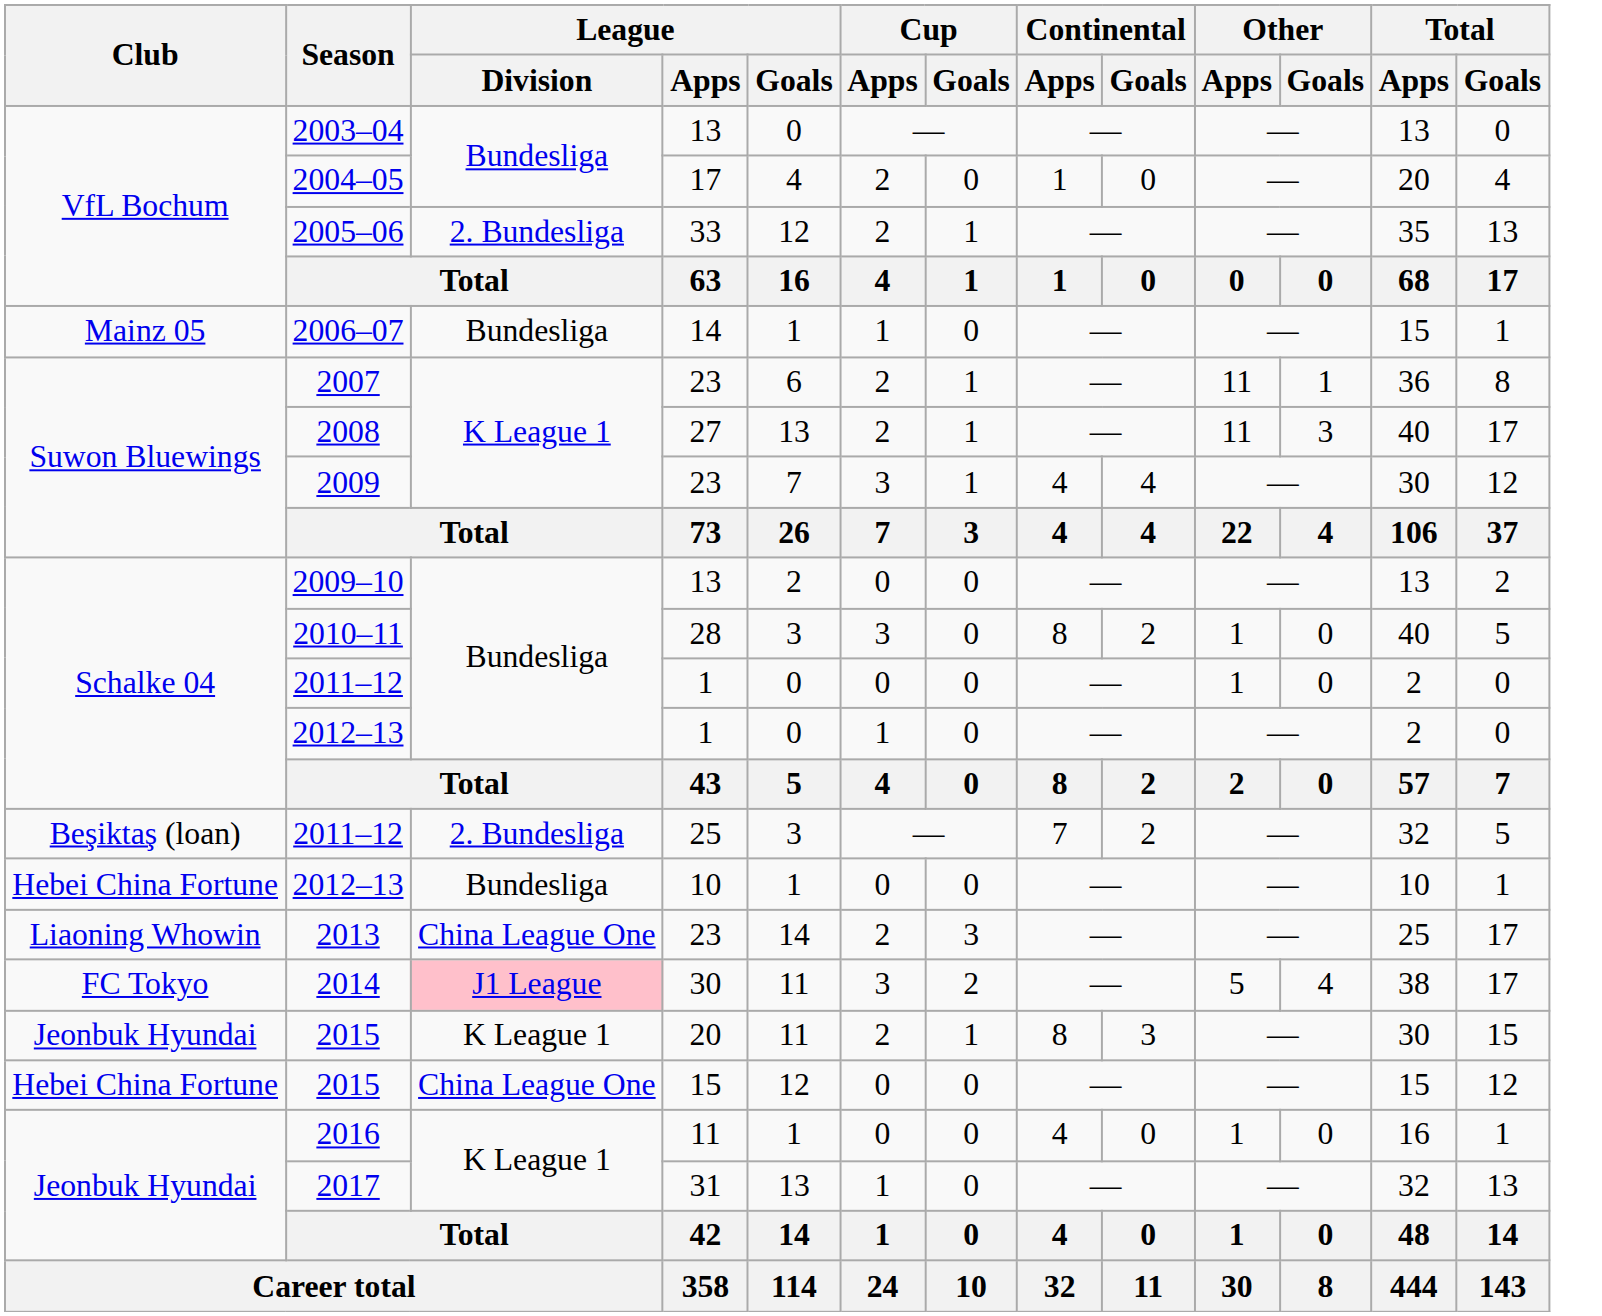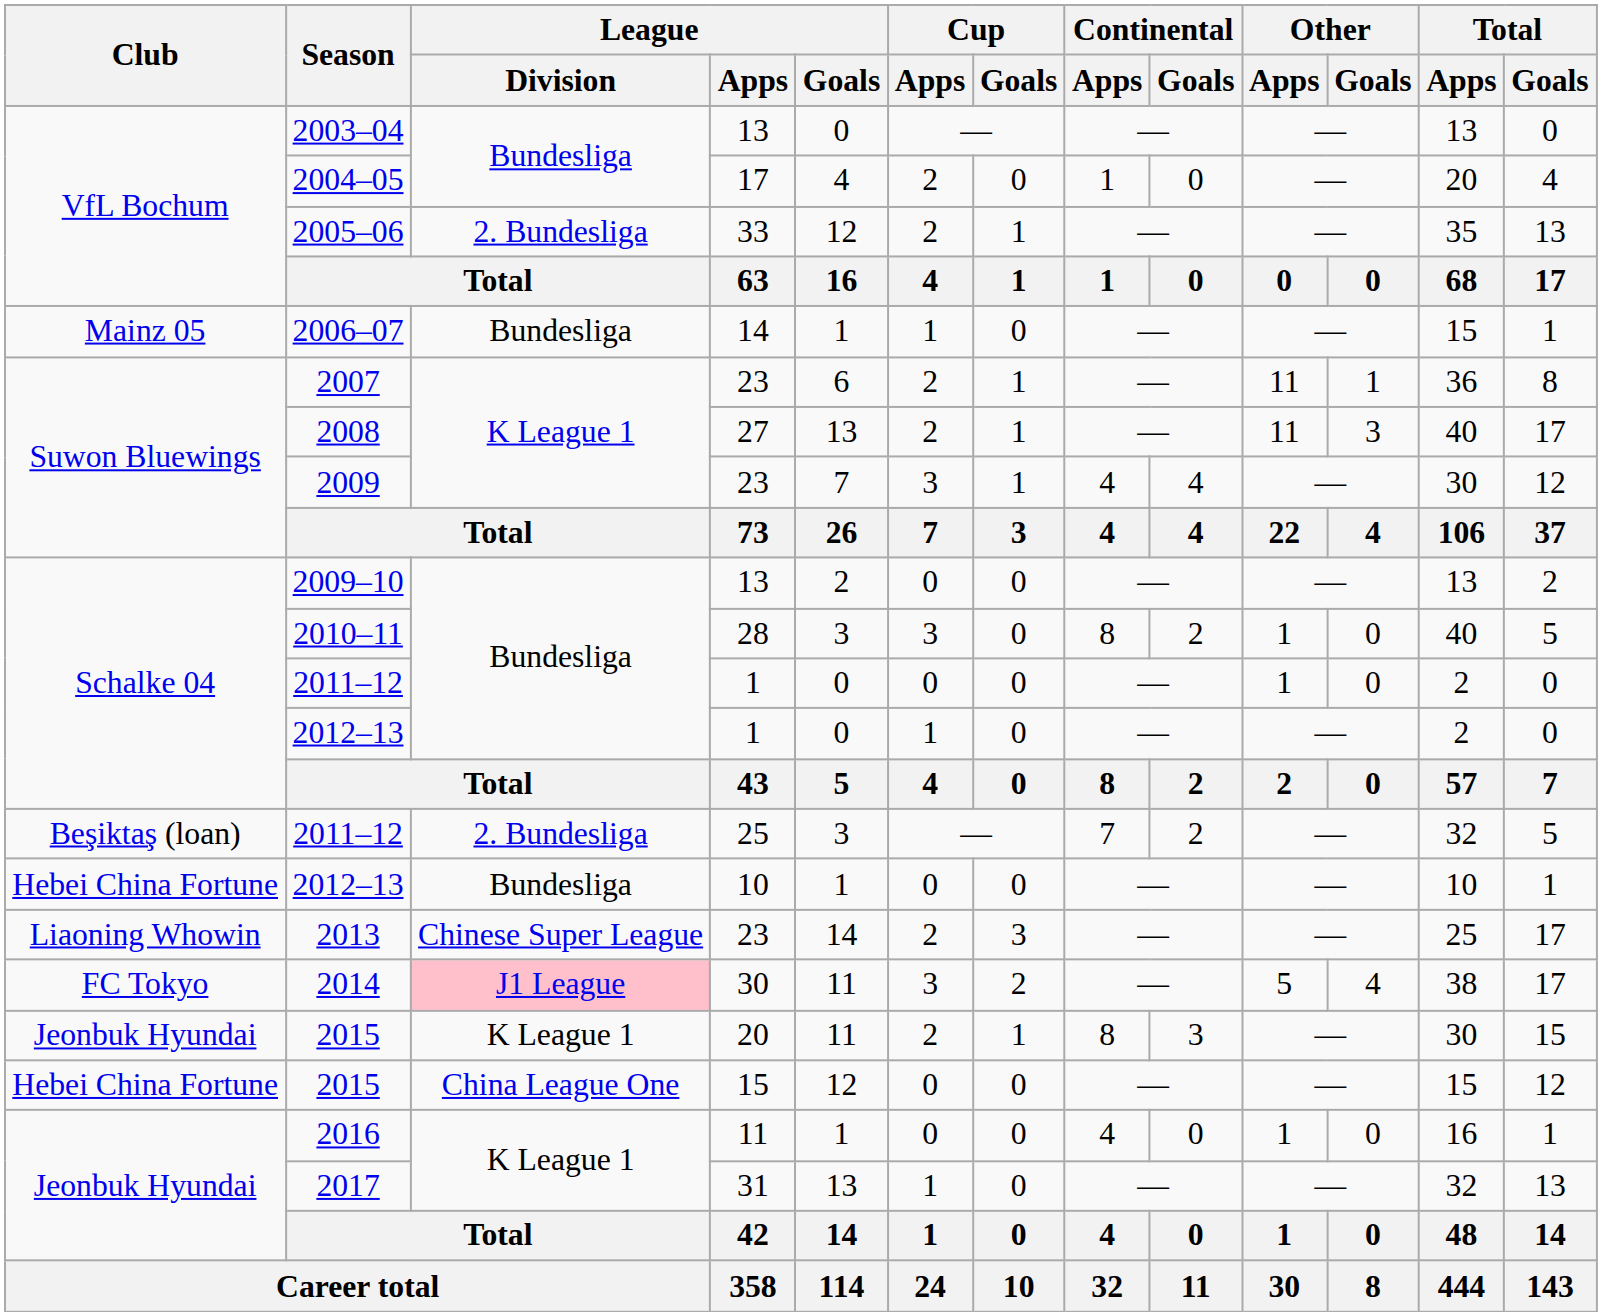(537, 933) China League One -> (561, 933) Chinese Super League
